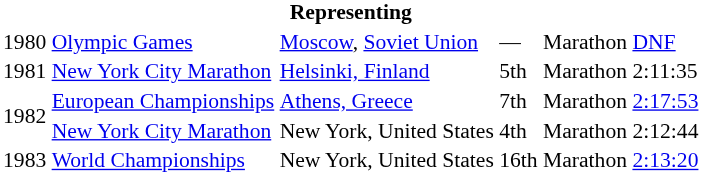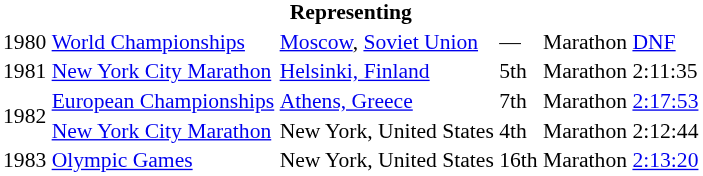(122, 41) Olympic Games -> (148, 41) World Championships
(148, 160) World Championships -> (122, 160) Olympic Games
